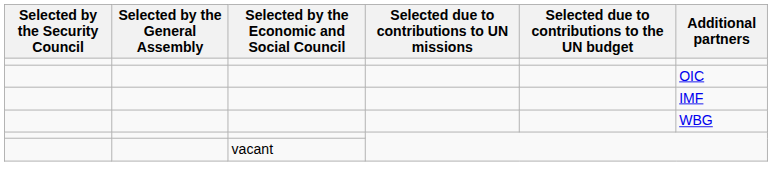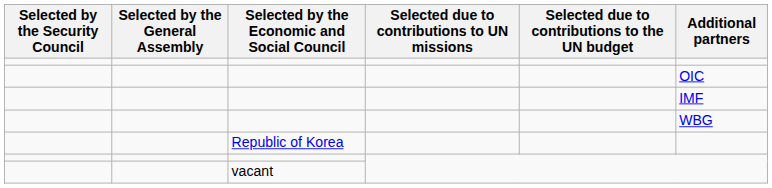+ row: (58, 143)
